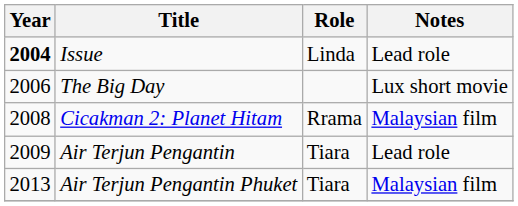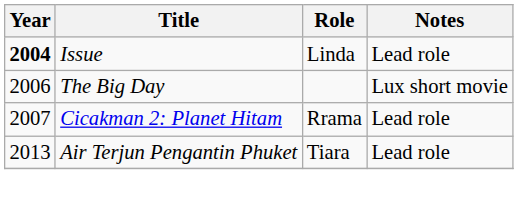(30, 119) 2008 -> (30, 119) 2007
(434, 119) Malaysian film -> (411, 119) Lead role
- row: (148, 151)
(434, 184) Malaysian film -> (411, 151) Lead role
